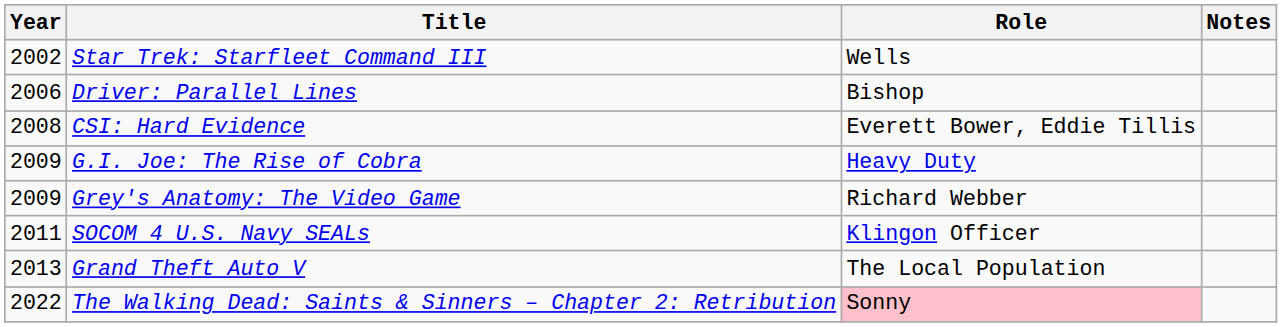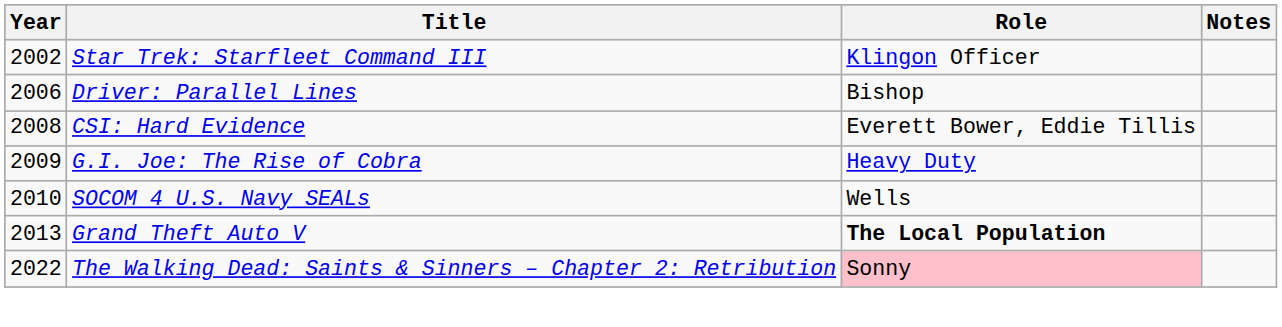(879, 58) Wells -> (944, 58) Klingon Officer
- row: (266, 198)
(36, 233) 2011 -> (36, 198) 2010
(944, 233) Klingon Officer -> (879, 198) Wells
(976, 269) normal -> (976, 233) bold
